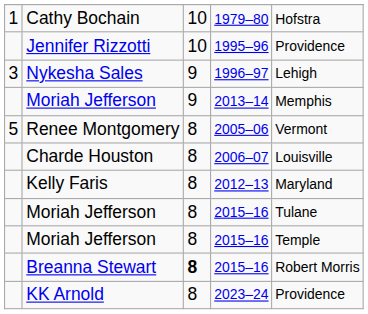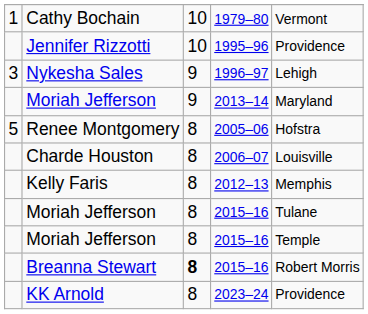(298, 18) Hofstra -> (301, 18) Vermont
(304, 101) Memphis -> (304, 101) Maryland
(301, 129) Vermont -> (298, 129) Hofstra
(304, 184) Maryland -> (304, 184) Memphis
